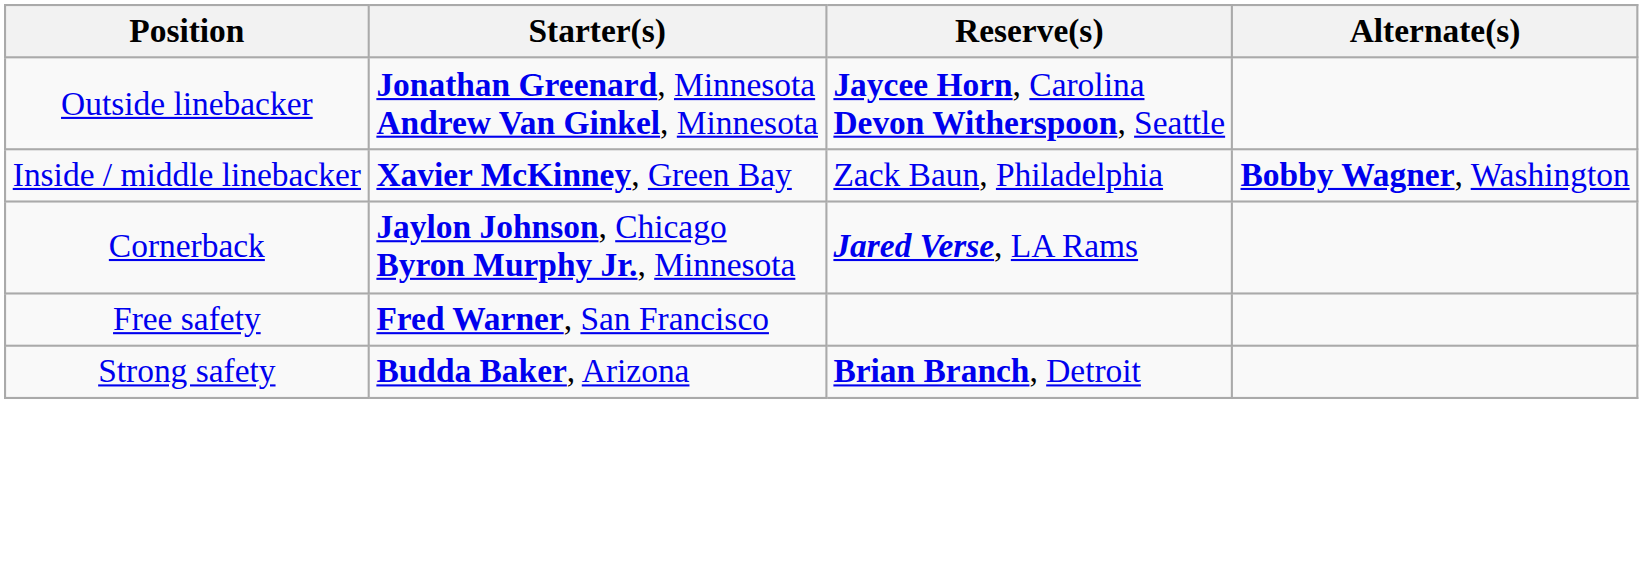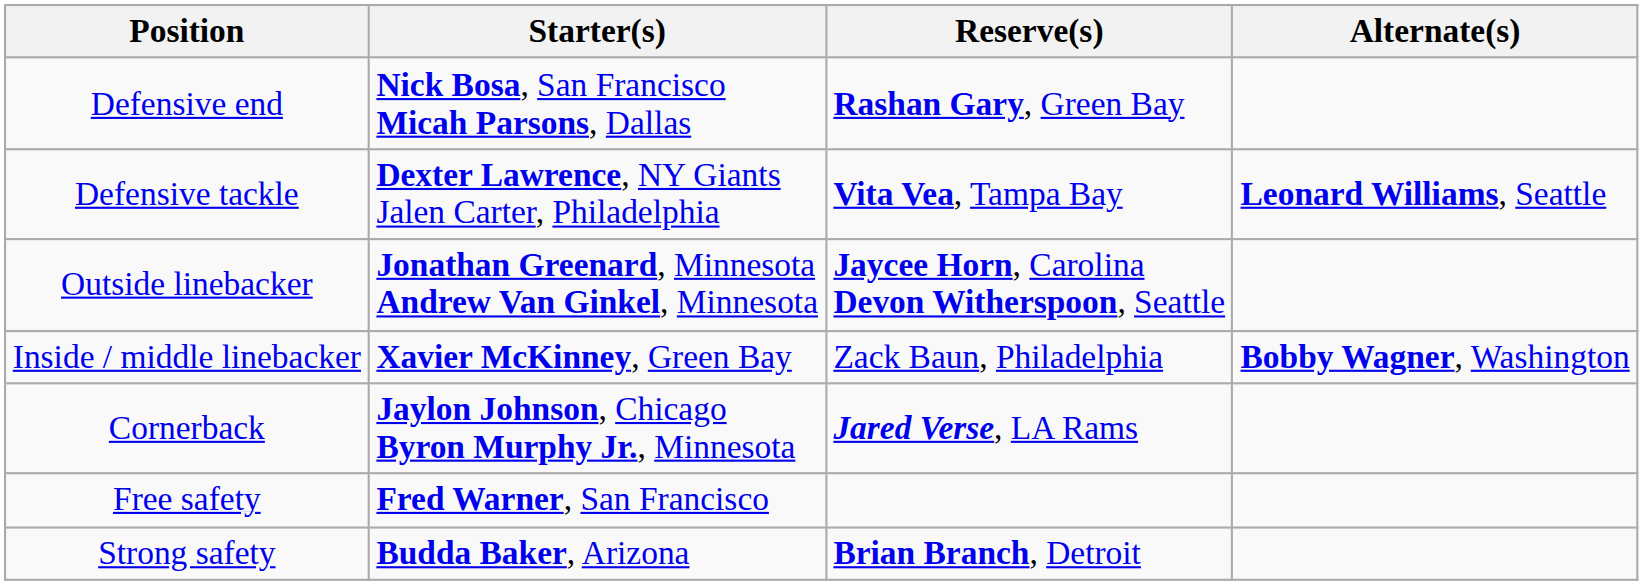+ row: (187, 102)
+ row: (187, 193)
